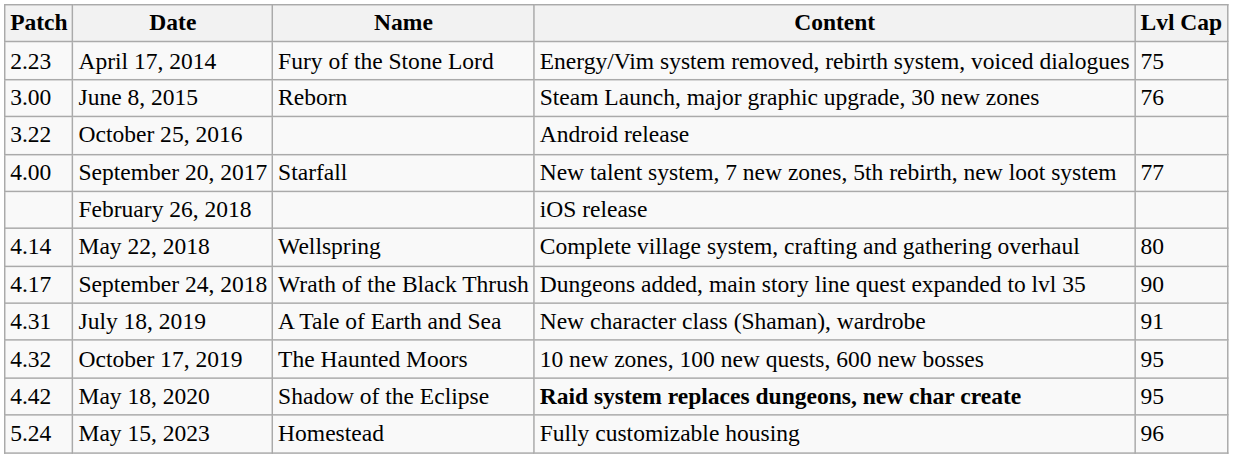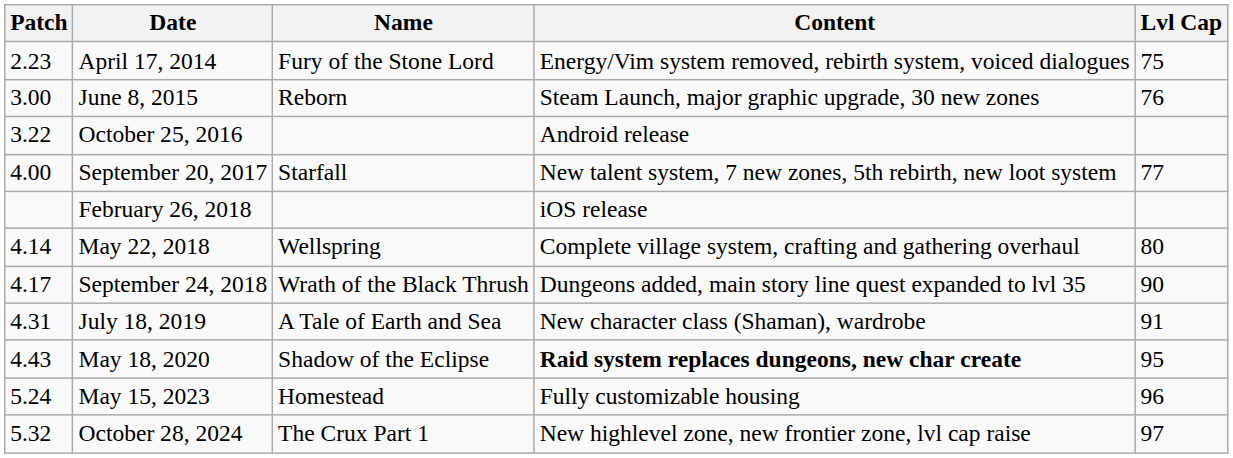- row: (160, 358)
(31, 396) 4.42 -> (31, 358) 4.43
+ row: (160, 433)
